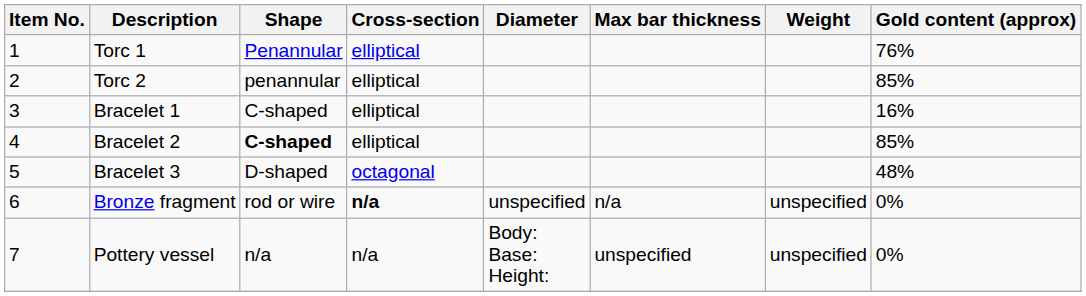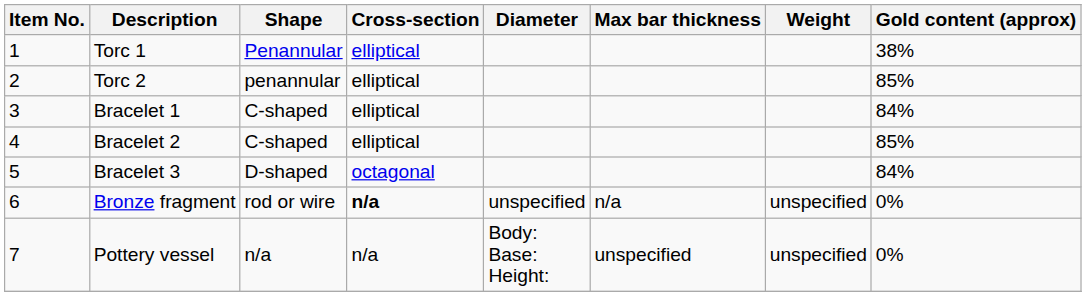(895, 50) 76% -> (895, 50) 38%
(895, 111) 16% -> (895, 111) 84%
(288, 141) bold -> (286, 141) normal
(895, 171) 48% -> (895, 171) 84%
